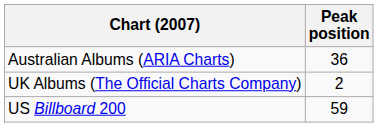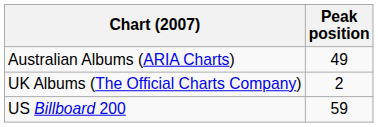(339, 59) 36 -> (339, 59) 49
